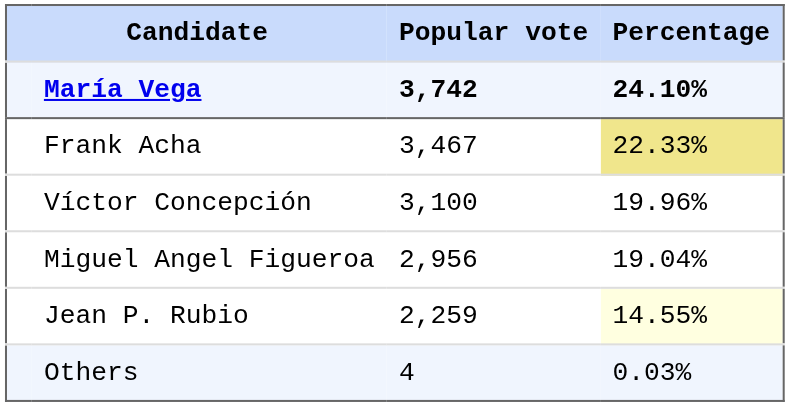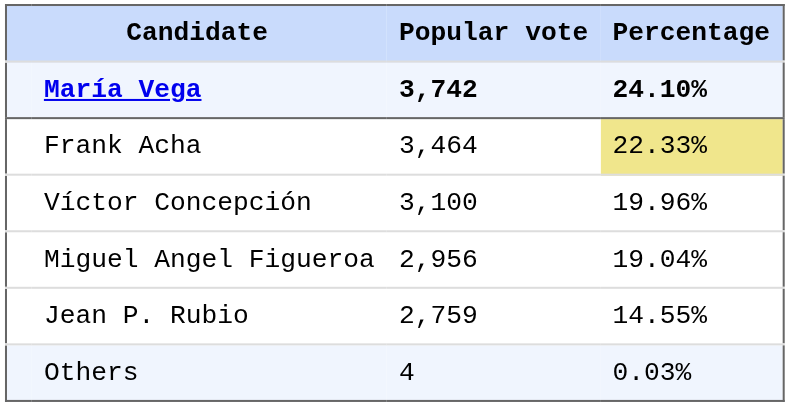(438, 146) 3,467 -> (438, 146) 3,464
(438, 316) 2,259 -> (438, 316) 2,759
(660, 316) lightyellow background -> (660, 316) no background
